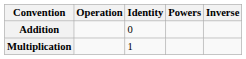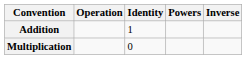(130, 29) 0 -> (130, 29) 1
(130, 46) 1 -> (130, 46) 0
